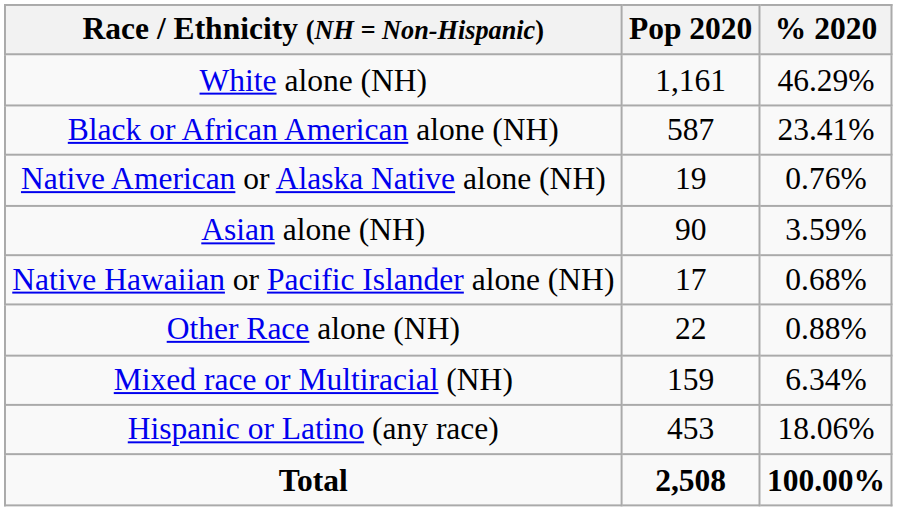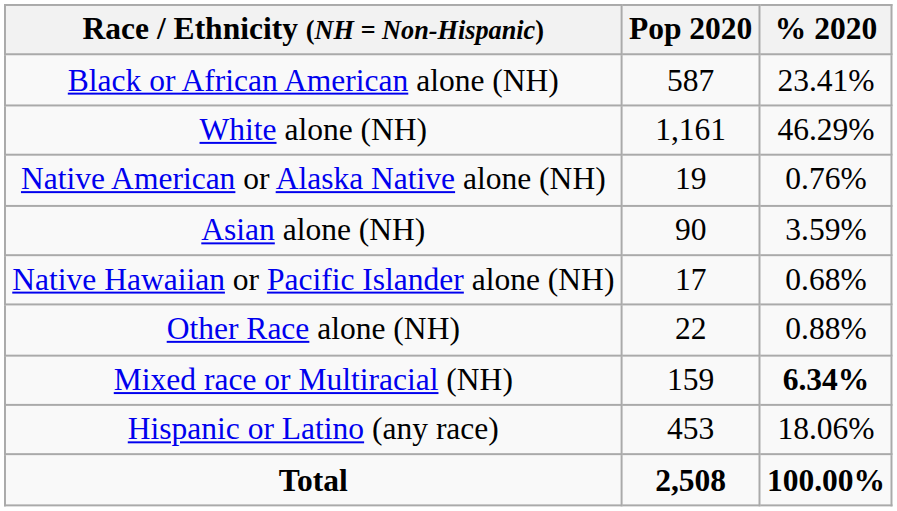rows swapped: (313, 79) <-> (313, 129)
(826, 379) normal -> (826, 379) bold
